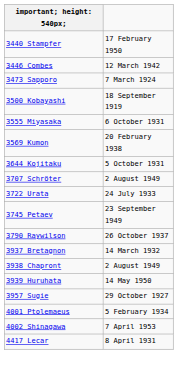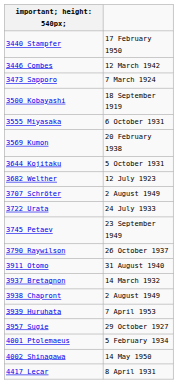+ row: (32, 179)
+ row: (27, 266)
(128, 281) 14 May 1950 -> (130, 311) 7 April 1953
(130, 326) 7 April 1953 -> (128, 356) 14 May 1950
